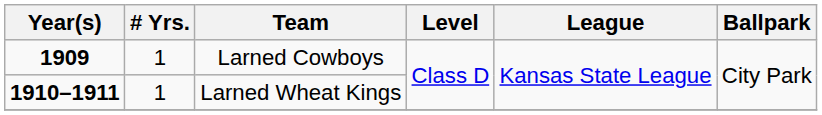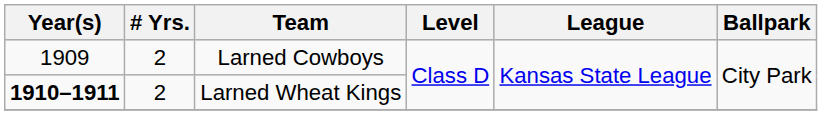(65, 58) bold -> (65, 58) normal
(160, 58) 1 -> (160, 58) 2
(160, 93) 1 -> (160, 93) 2
